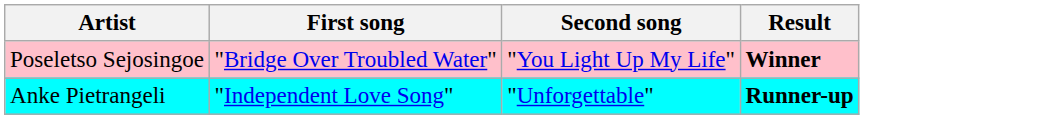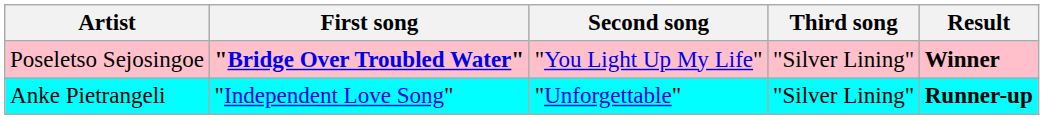+ column: (844, 22)
(356, 59) normal -> (369, 59) bold
